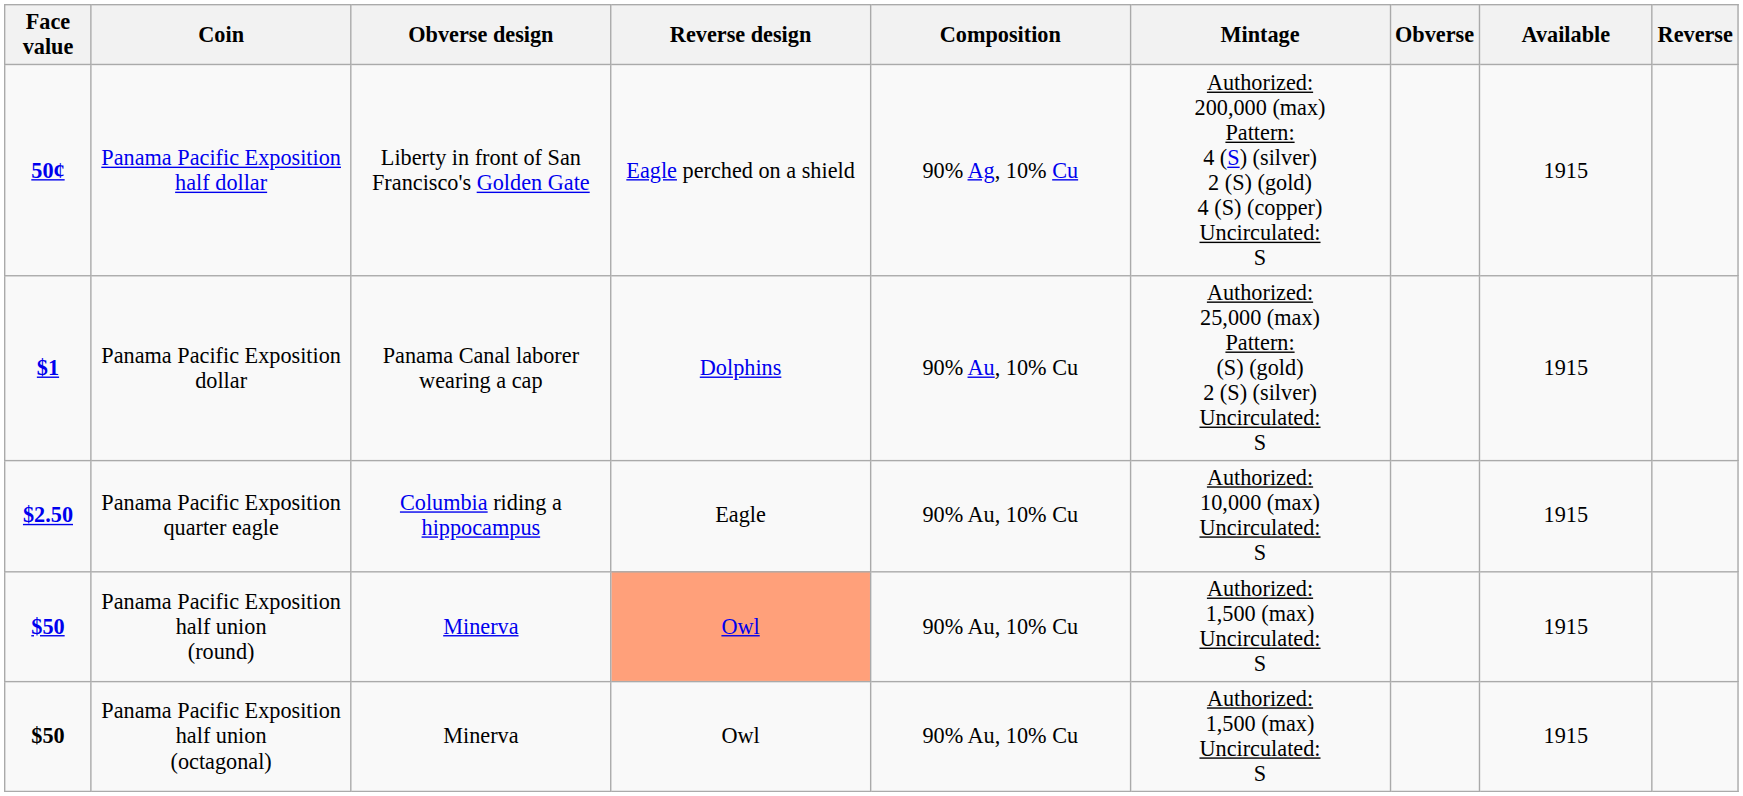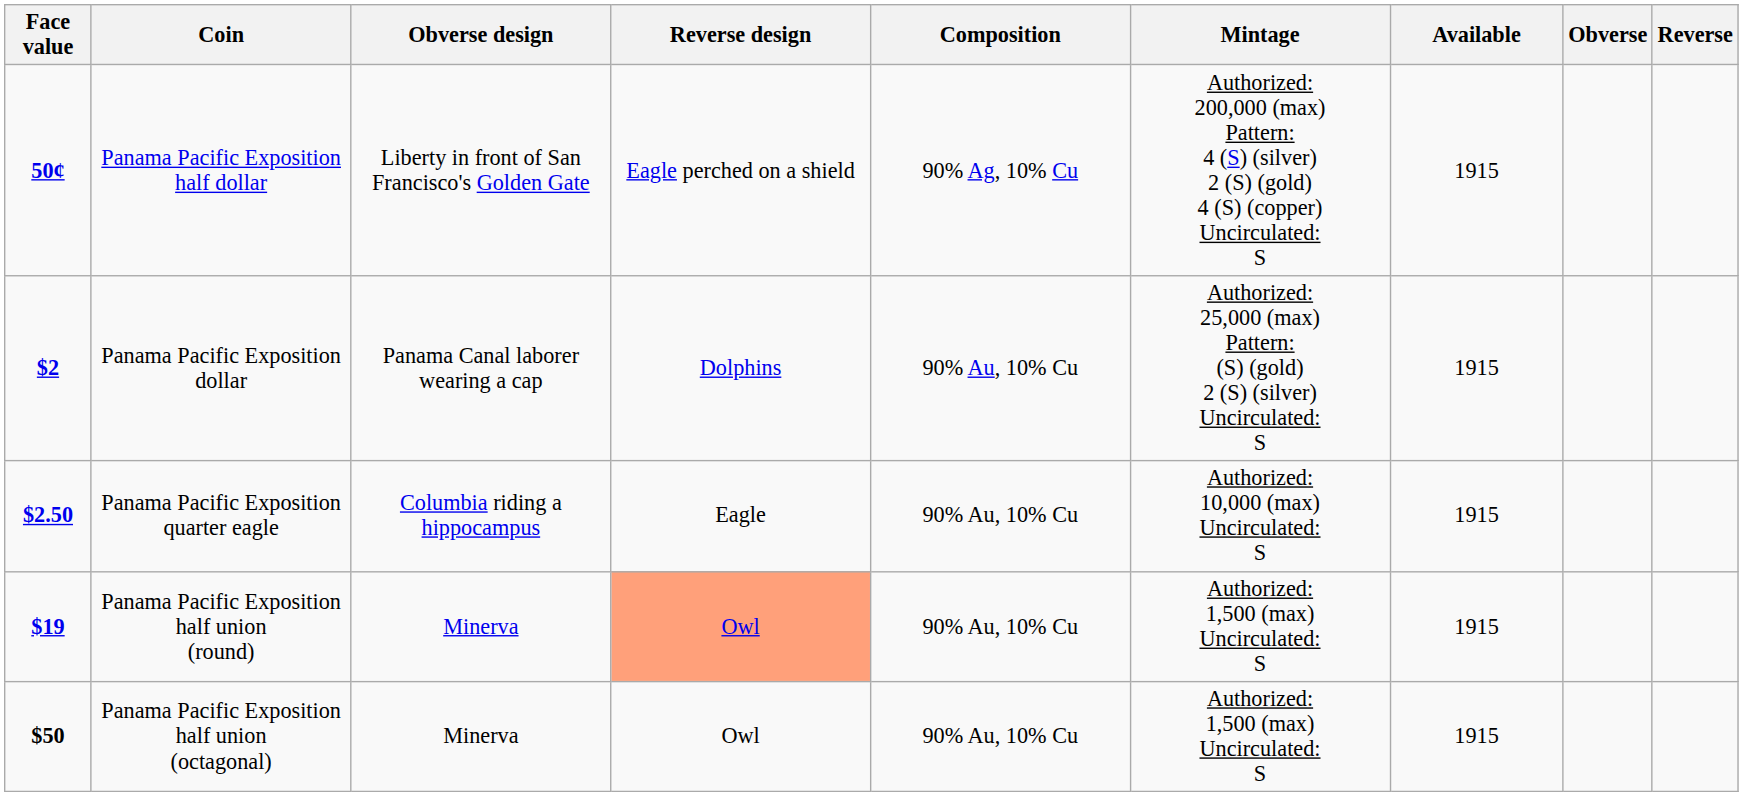columns swapped: (1566, 34) <-> (1435, 34)
(48, 367) $1 -> (48, 367) $2
(48, 626) $50 -> (48, 626) $19
